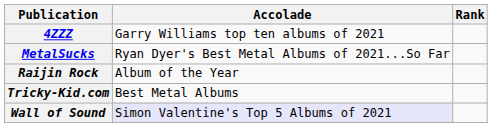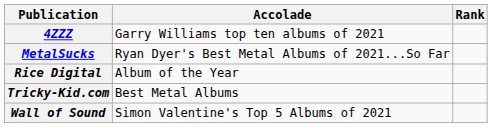- row: (58, 73)
+ row: (58, 73)
(253, 113) lavender background -> (253, 113) no background
